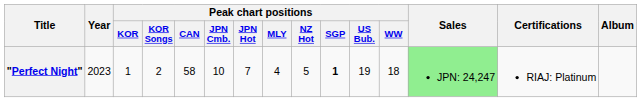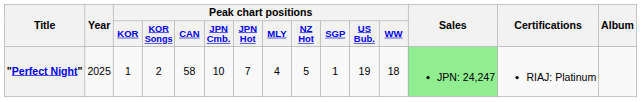(99, 71) 2023 -> (99, 71) 2025
(335, 71) bold -> (335, 71) normal
